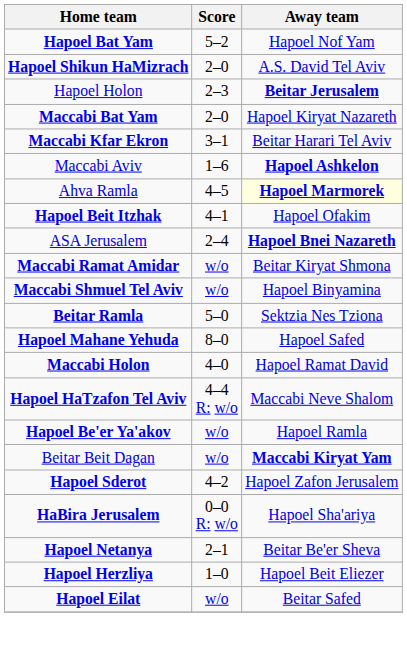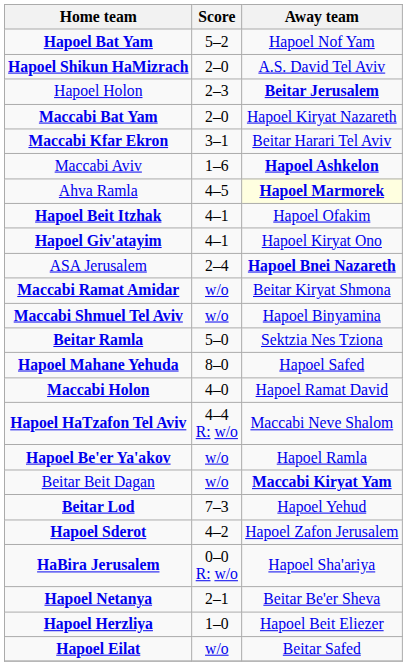+ row: (98, 240)
+ row: (98, 507)
